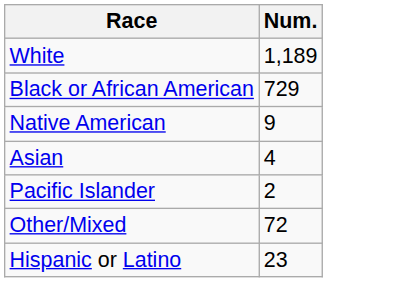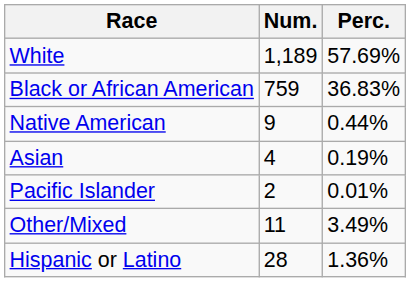+ column: (364, 21)
(282, 89) 729 -> (282, 89) 759
(276, 225) 72 -> (275, 225) 11
(276, 259) 23 -> (276, 259) 28
